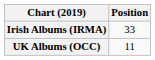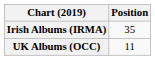(130, 30) 33 -> (130, 30) 35
